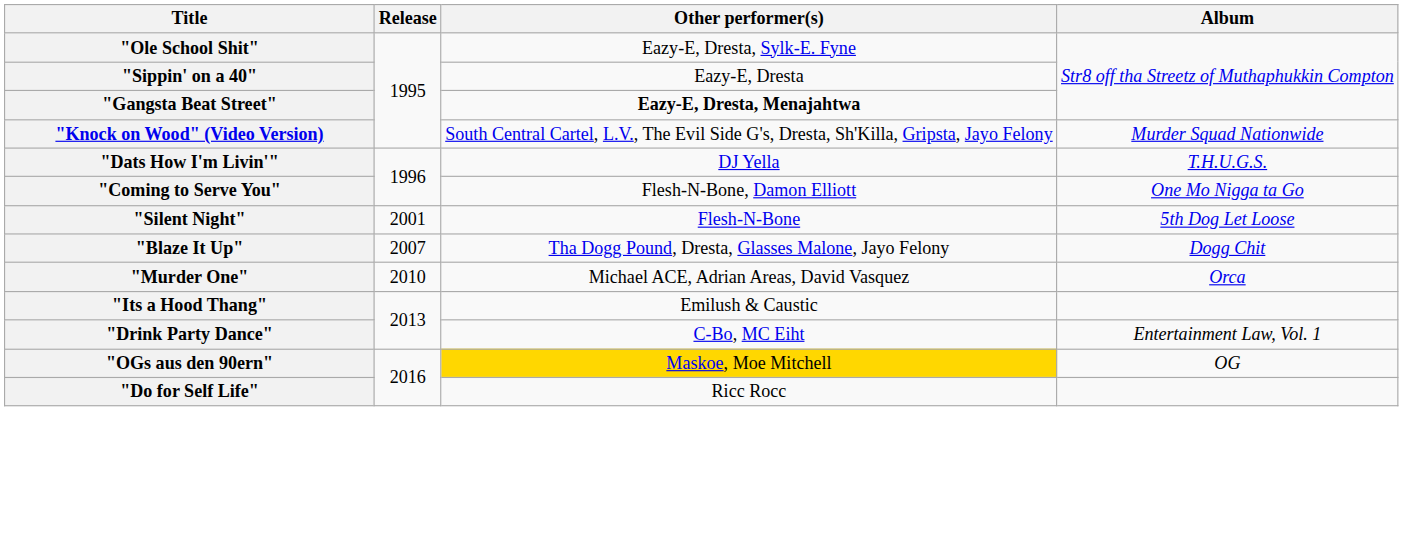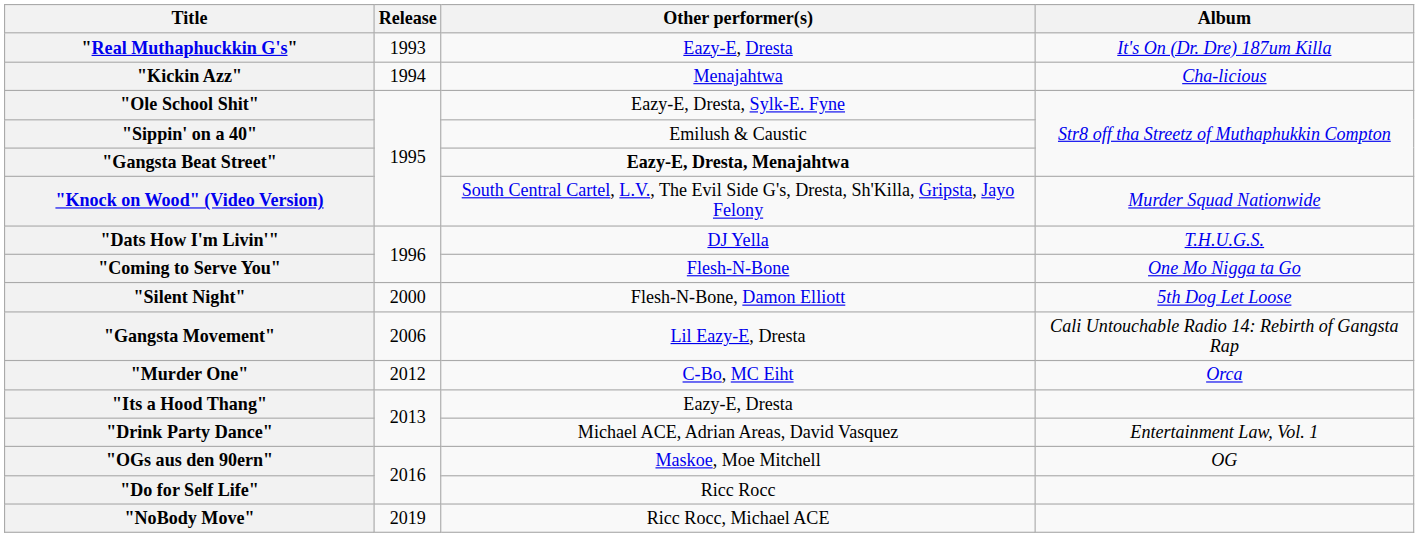+ row: (190, 47)
+ row: (190, 76)
(749, 76) Eazy-E, Dresta -> (738, 133) Emilush & Caustic
(749, 190) Flesh-N-Bone, Damon Elliott -> (738, 268) Flesh-N-Bone
(408, 219) 2001 -> (408, 297) 2000
(749, 219) Flesh-N-Bone -> (738, 297) Flesh-N-Bone, Damon Elliott
+ row: (190, 336)
- row: (190, 248)
(408, 276) 2010 -> (408, 374) 2012
(749, 276) Michael ACE, Adrian Areas, David Vasquez -> (738, 374) C-Bo, MC Eiht
(749, 305) Emilush & Caustic -> (738, 403) Eazy-E, Dresta
(749, 334) C-Bo, MC Eiht -> (738, 432) Michael ACE, Adrian Areas, David Vasquez
(749, 362) gold background -> (738, 460) no background
+ row: (190, 518)
